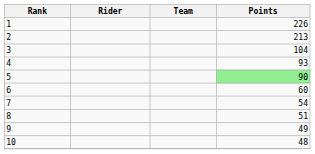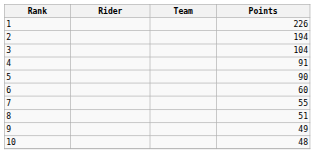(301, 37) 213 -> (301, 37) 194
(303, 63) 93 -> (303, 63) 91
(303, 77) lightgreen background -> (303, 77) no background
(303, 103) 54 -> (303, 103) 55
